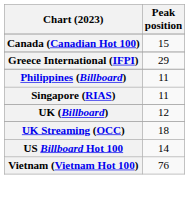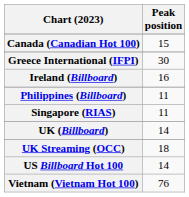(164, 60) 29 -> (164, 60) 30
+ row: (73, 78)
(164, 113) 12 -> (164, 130) 14
